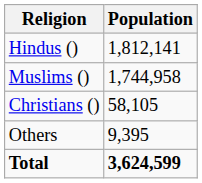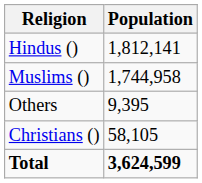rows swapped: (54, 105) <-> (33, 134)
